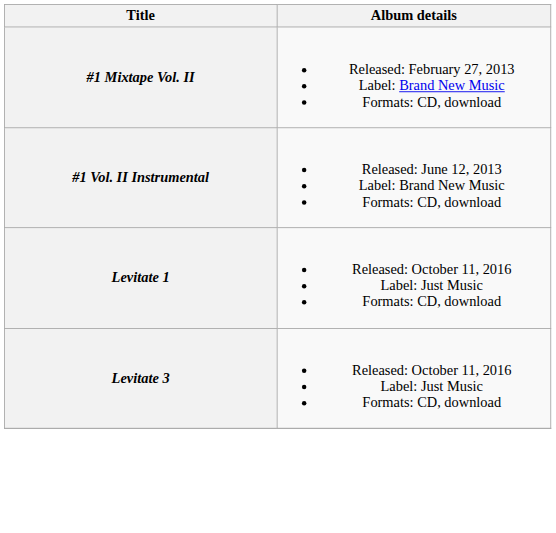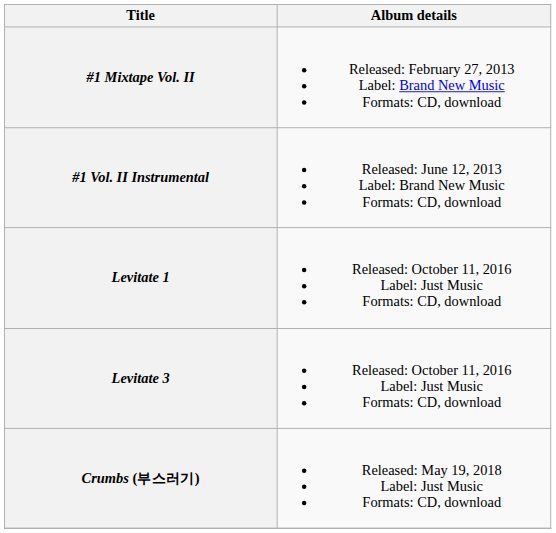+ row: (141, 477)
